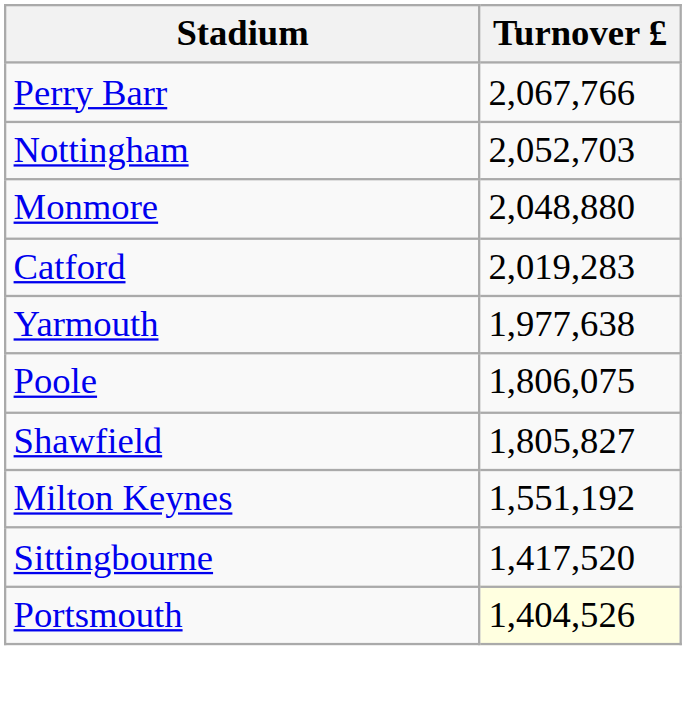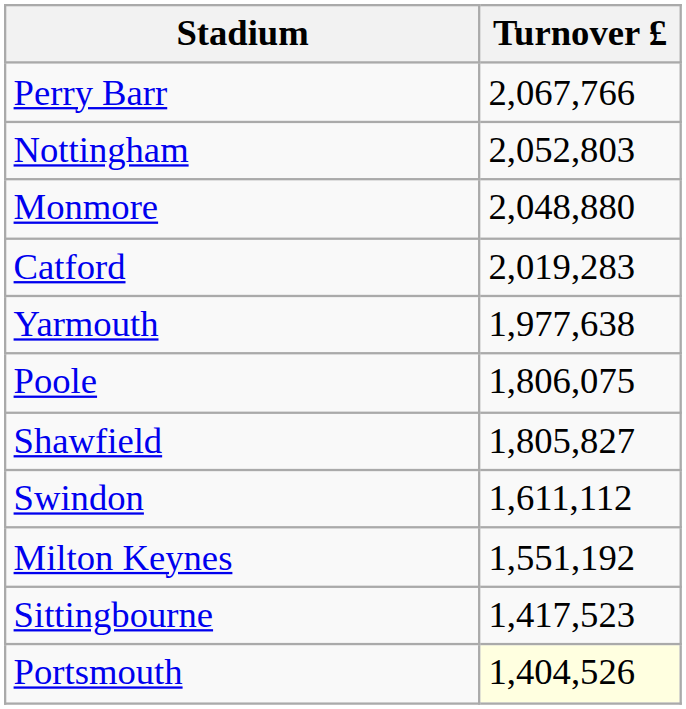(562, 149) 2,052,703 -> (562, 149) 2,052,803
+ row: (79, 498)
(562, 556) 1,417,520 -> (562, 614) 1,417,523
